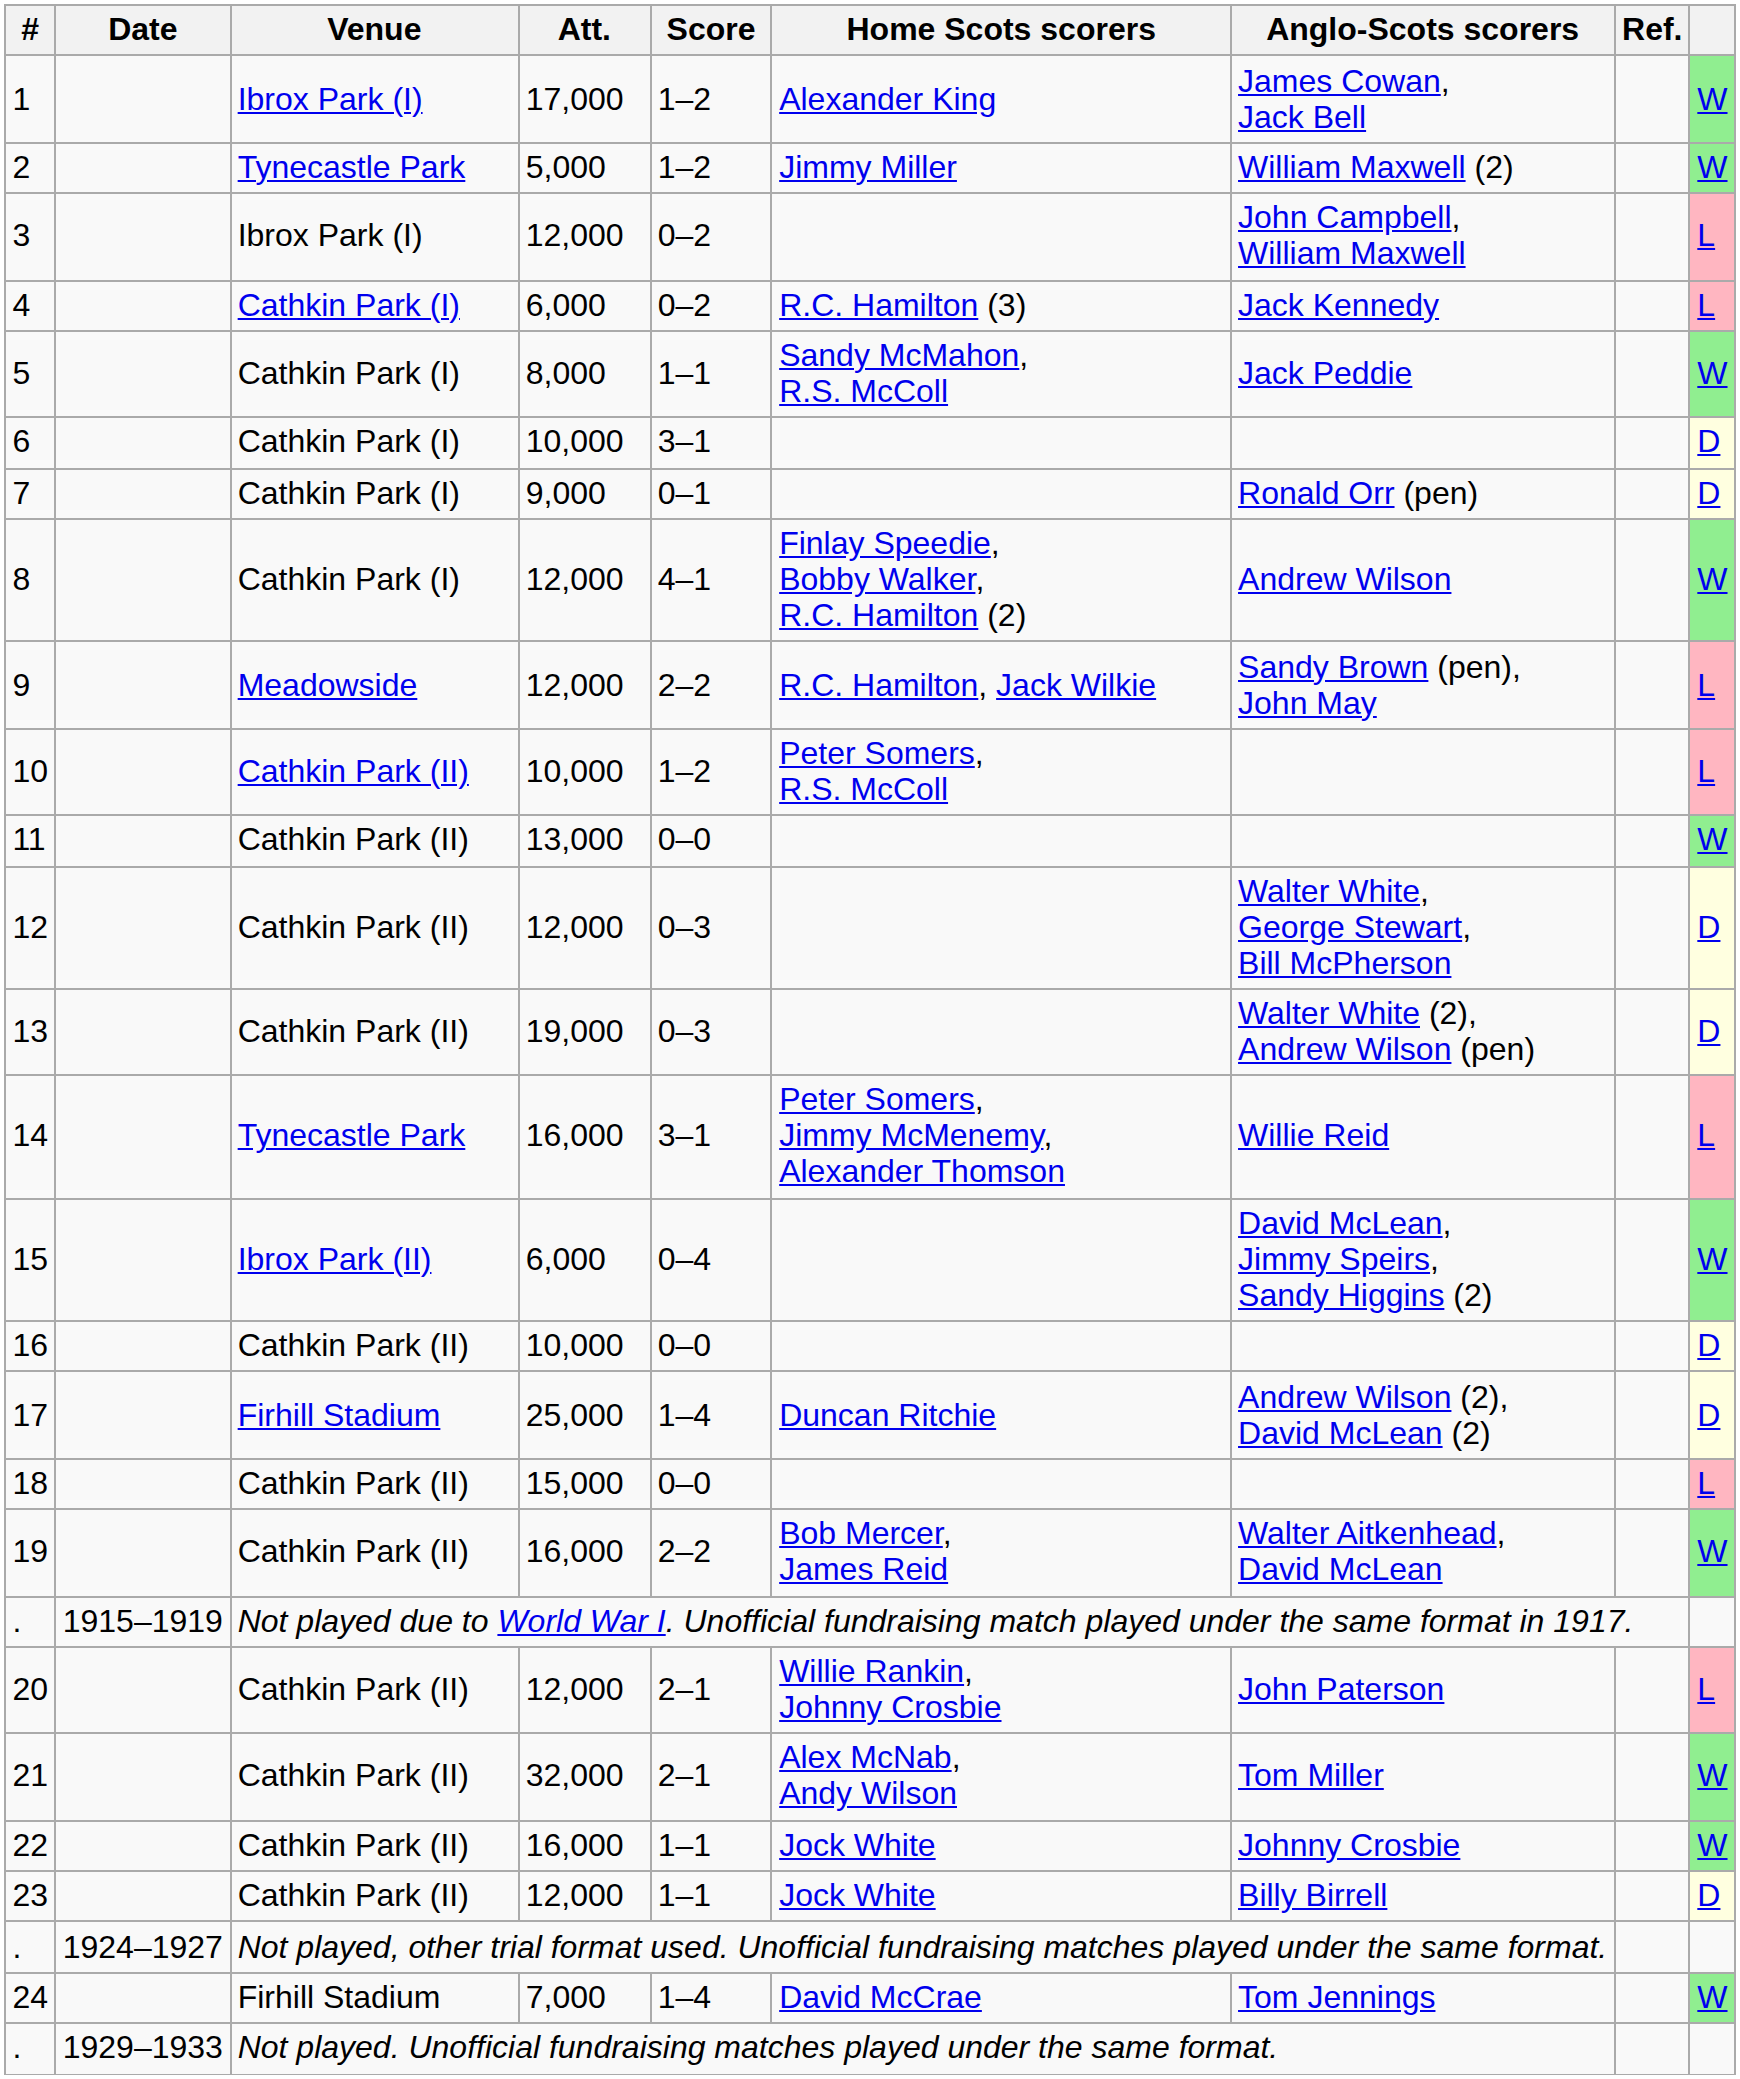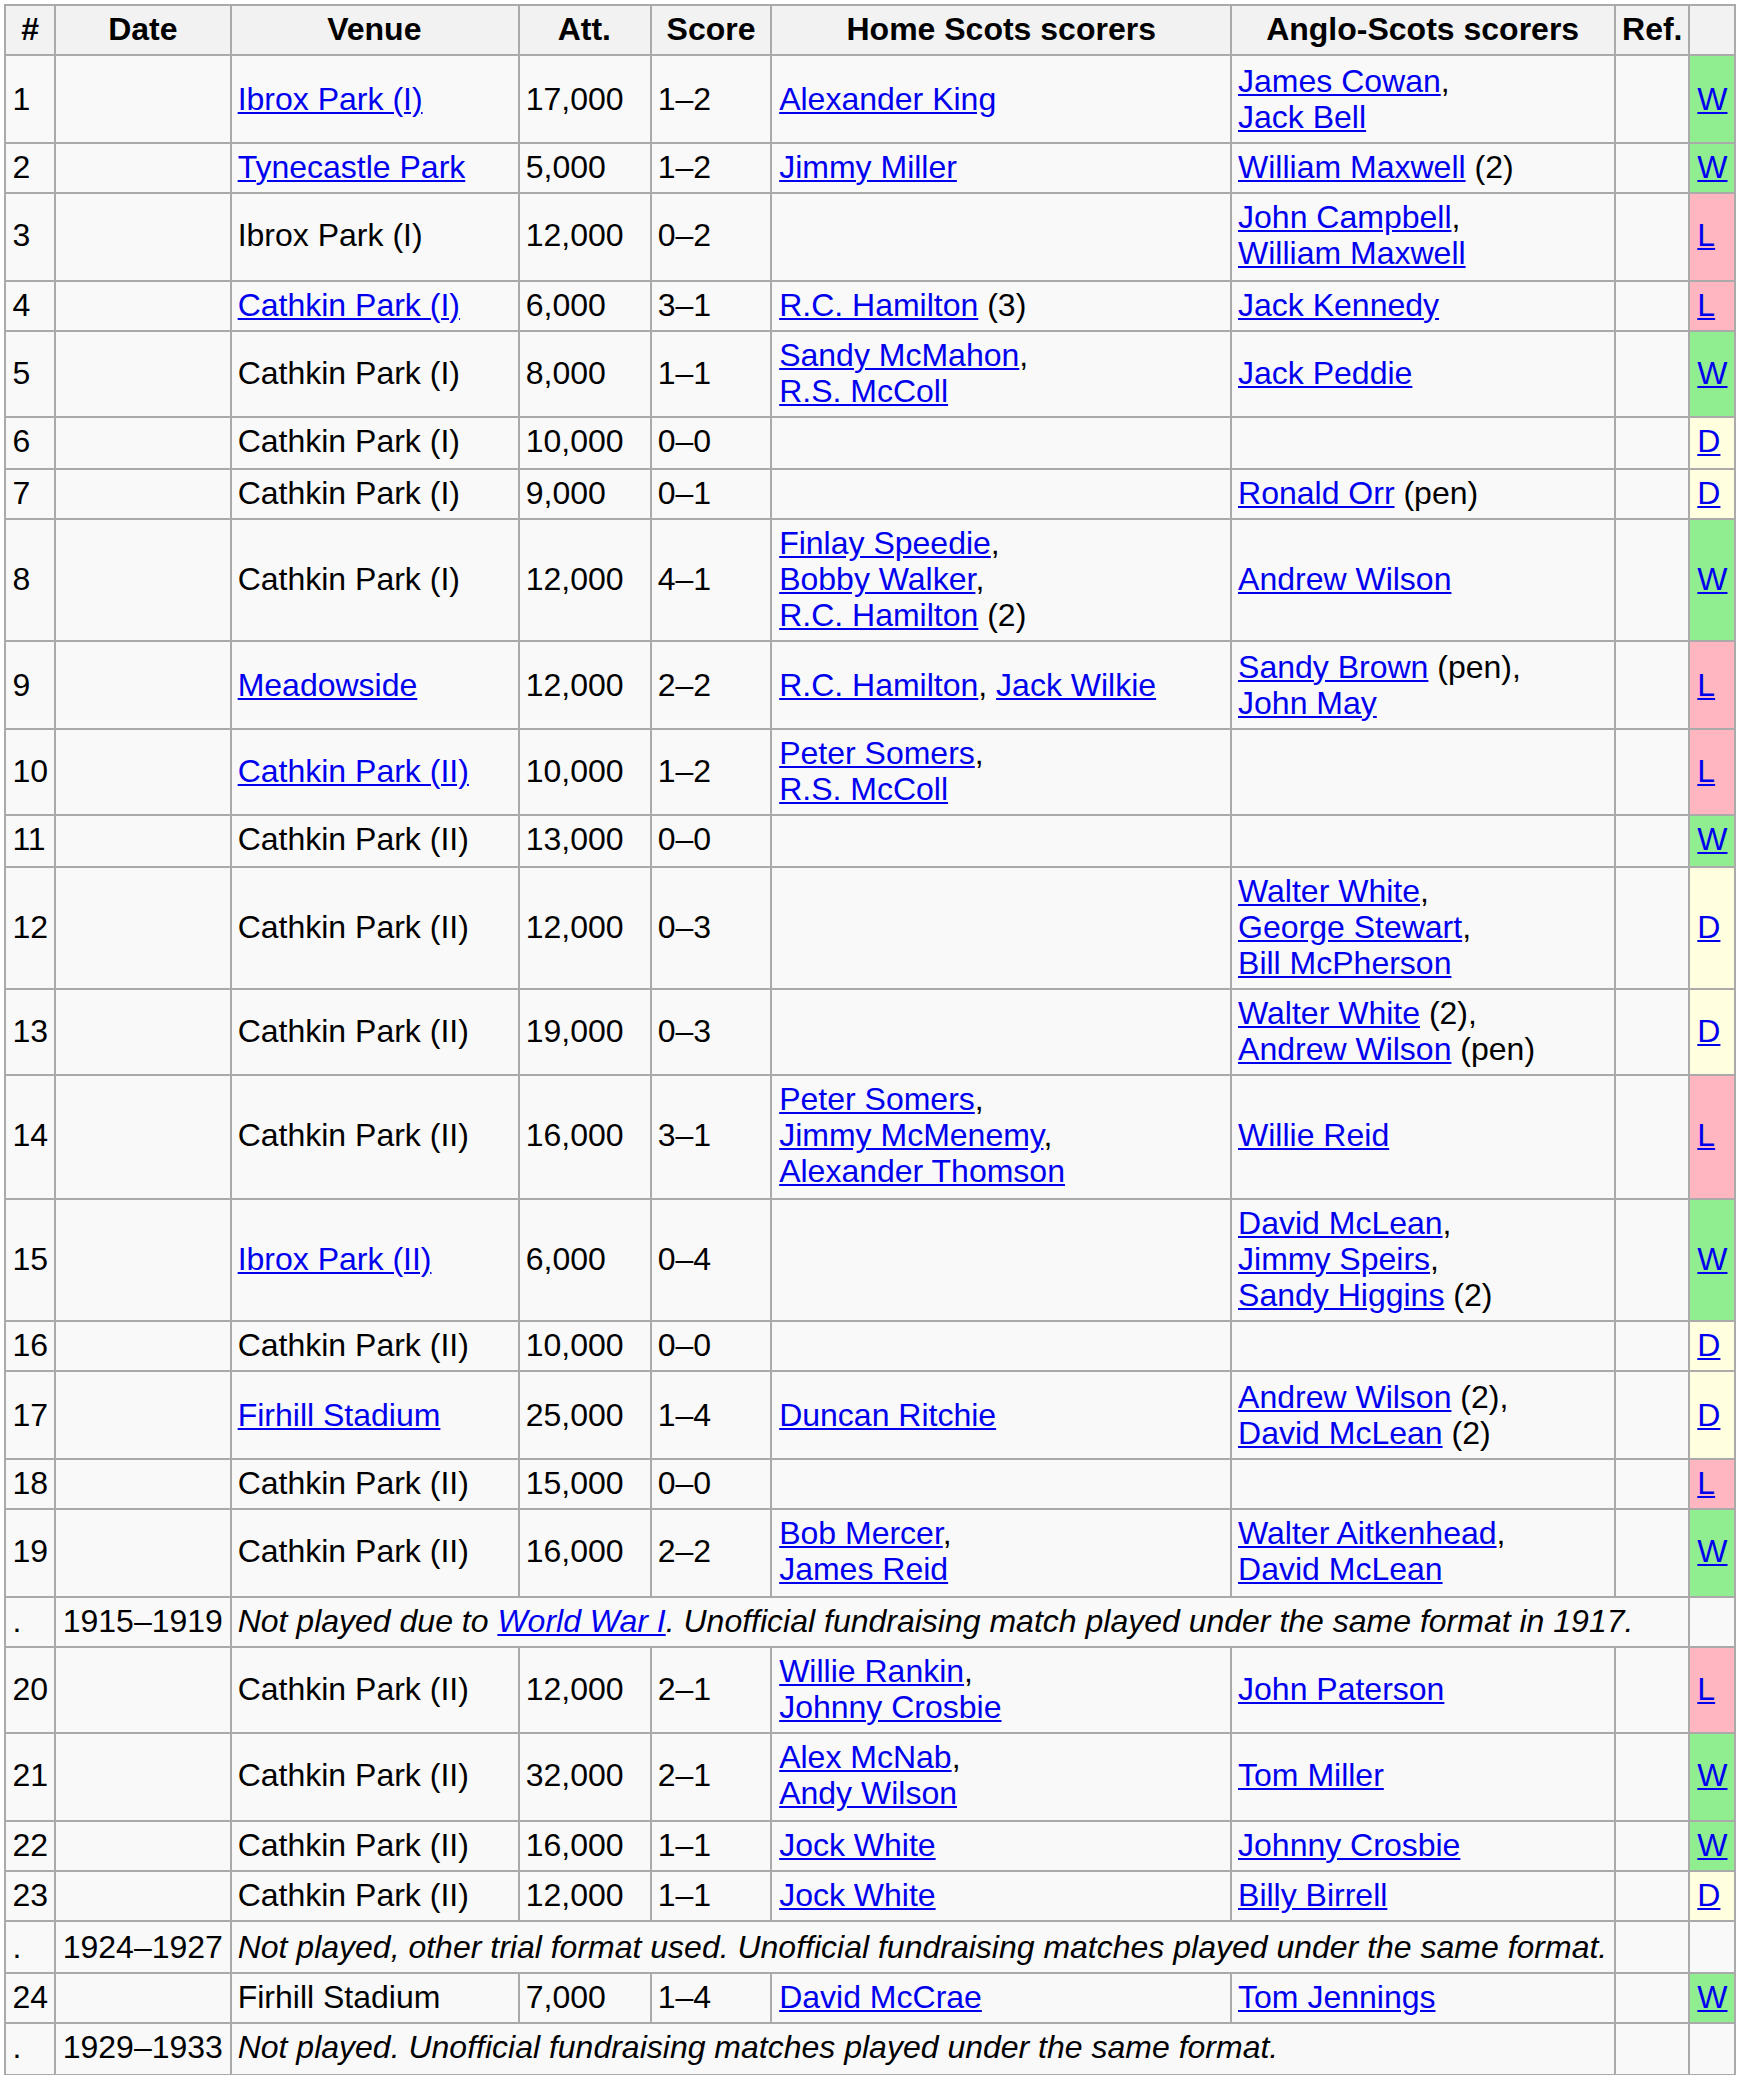(684, 304) 0–2 -> (684, 304) 3–1
(684, 442) 3–1 -> (684, 442) 0–0
(351, 1136) Tynecastle Park -> (353, 1136) Cathkin Park (II)
